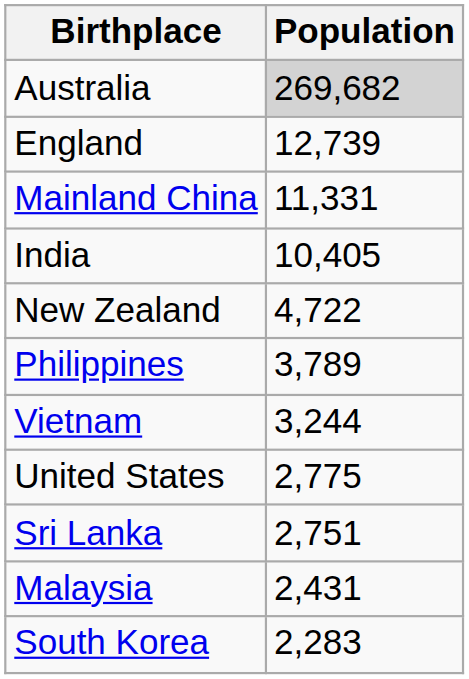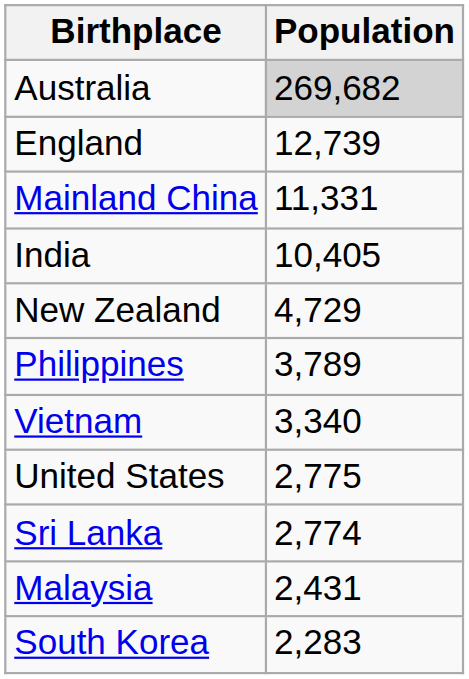(318, 310) 4,722 -> (318, 310) 4,729
(318, 421) 3,244 -> (318, 421) 3,340
(318, 532) 2,751 -> (318, 532) 2,774
